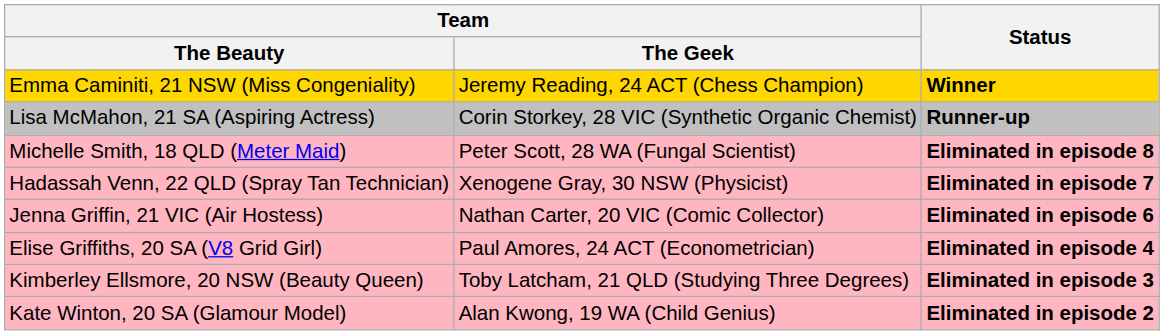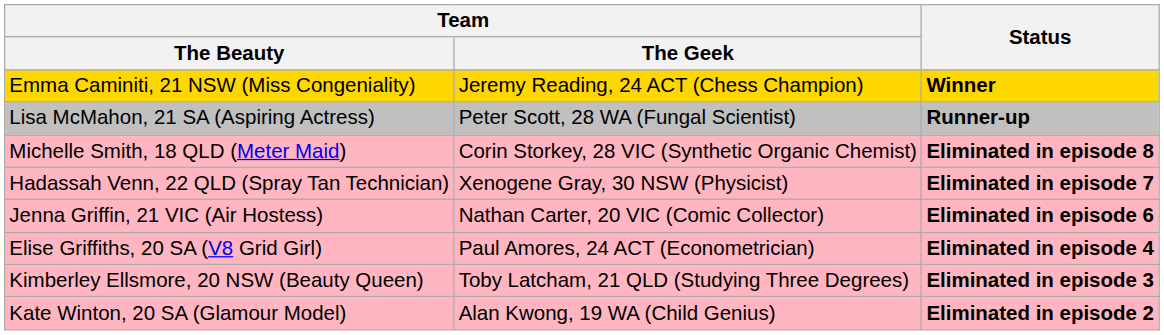(688, 118) Corin Storkey, 28 VIC (Synthetic Organic Chemist) -> (627, 118) Peter Scott, 28 WA (Fungal Scientist)
(627, 150) Peter Scott, 28 WA (Fungal Scientist) -> (688, 150) Corin Storkey, 28 VIC (Synthetic Organic Chemist)
